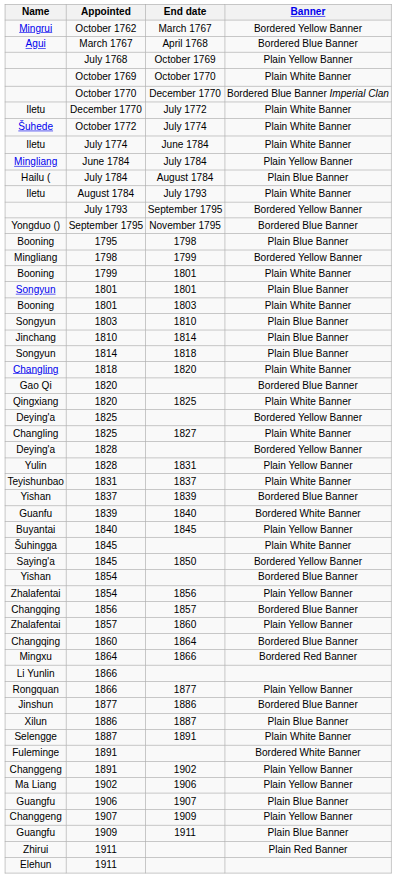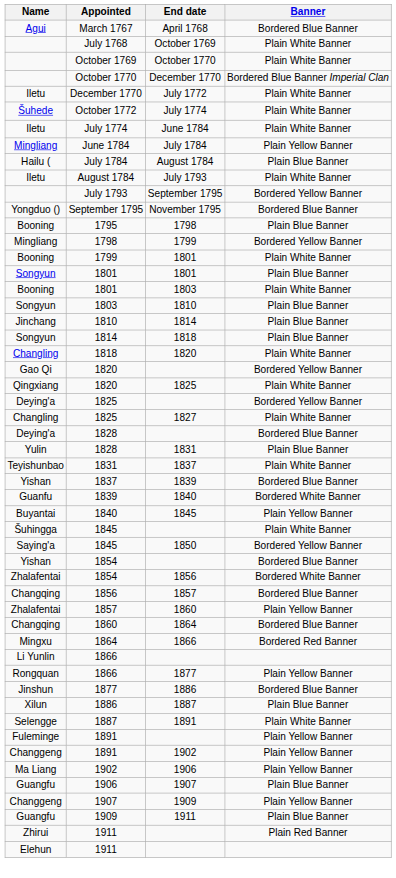- row: (36, 28)
(308, 60) Plain Yellow Banner -> (308, 44) Plain White Banner
(308, 385) Bordered Blue Banner -> (308, 369) Bordered Yellow Banner
(308, 449) Bordered Yellow Banner -> (308, 433) Bordered Blue Banner
(308, 465) Plain Yellow Banner -> (308, 449) Plain Blue Banner
(308, 593) Plain Yellow Banner -> (308, 577) Bordered White Banner
(308, 753) Bordered White Banner -> (308, 737) Plain Yellow Banner
